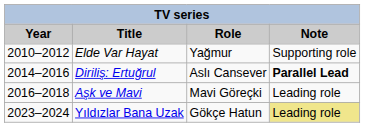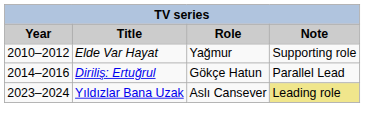(228, 73) Aslı Cansever -> (226, 73) Gökçe Hatun
(311, 73) bold -> (309, 73) normal
- row: (108, 93)
(226, 112) Gökçe Hatun -> (228, 93) Aslı Cansever
